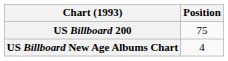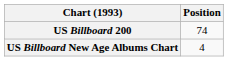(202, 30) 75 -> (202, 30) 74
